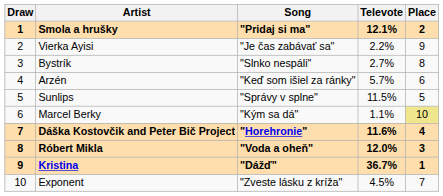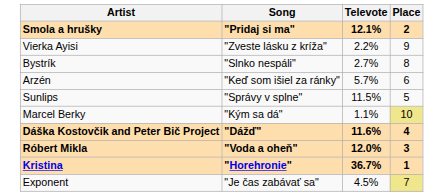- column: (20, 13)
(287, 47) "Je čas zabávať sa" -> (276, 47) "Zveste lásku z kríža"
(274, 132) "Horehronie" -> (243, 132) "Dážď"
(258, 166) "Dážď" -> (258, 166) "Horehronie"
(291, 183) "Zveste lásku z kríža" -> (272, 183) "Je čas zabávať sa"
(422, 183) no background -> (406, 183) khaki background
